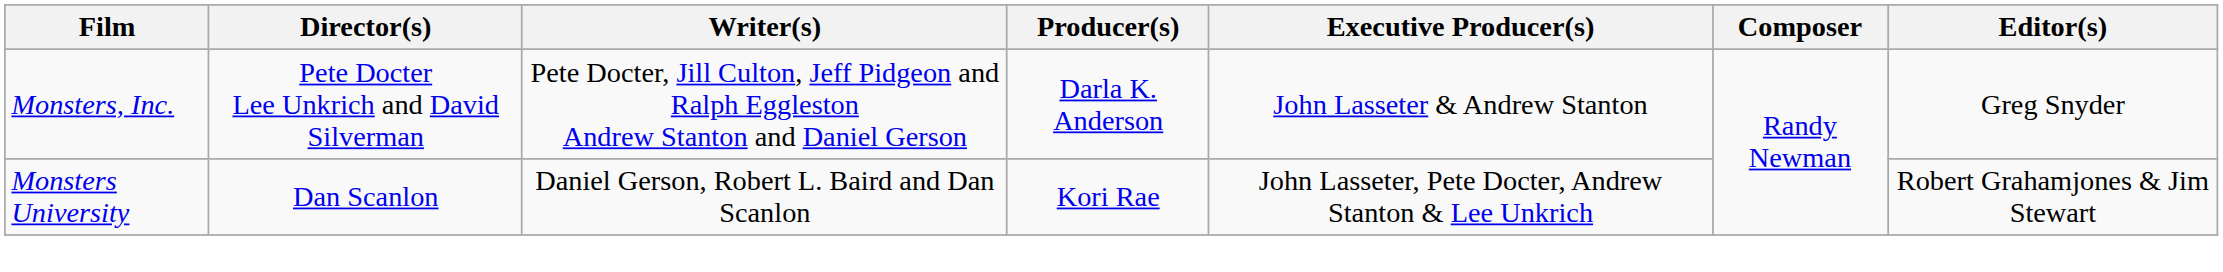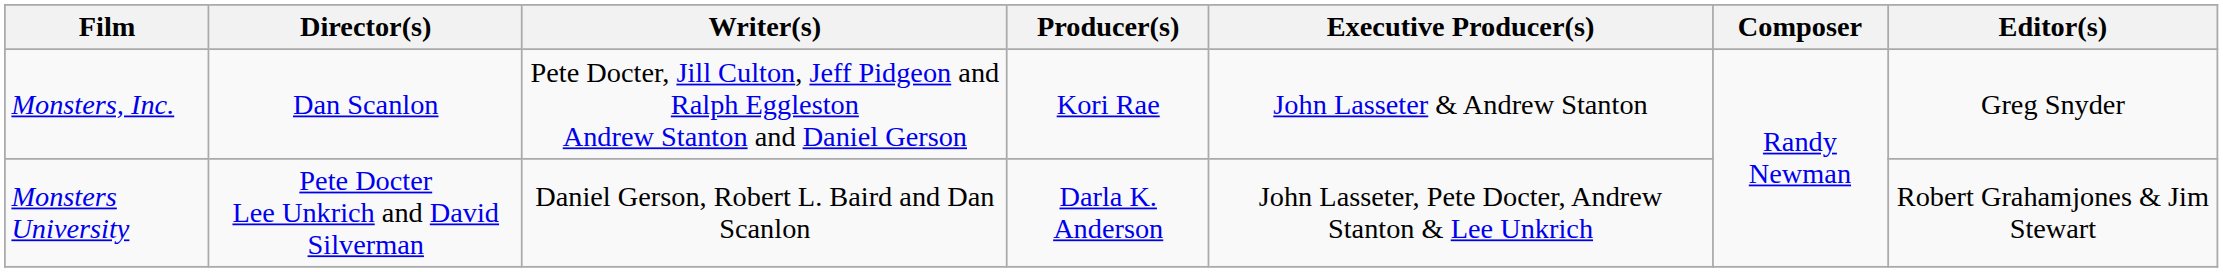(366, 103) Pete Docter Lee Unkrich and David Silverman -> (366, 103) Dan Scanlon
(1108, 103) Darla K. Anderson -> (1108, 103) Kori Rae
(366, 196) Dan Scanlon -> (366, 212) Pete Docter Lee Unkrich and David Silverman
(1108, 196) Kori Rae -> (1108, 212) Darla K. Anderson
